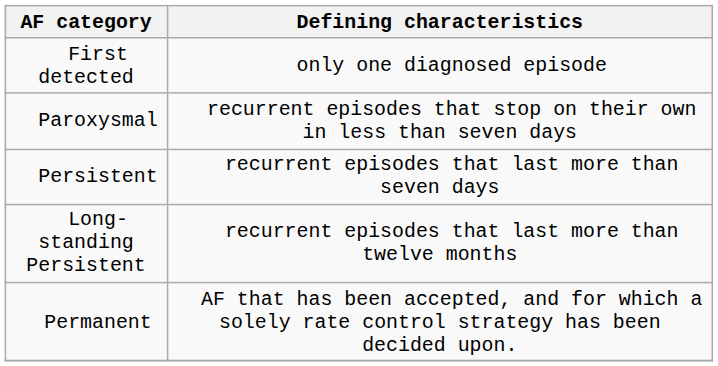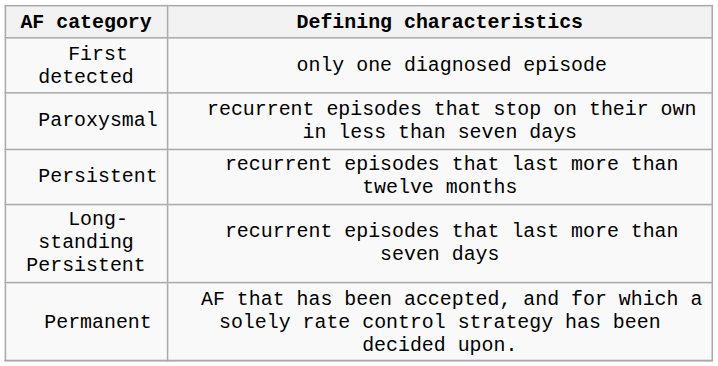(440, 176) recurrent episodes that last more than seven days -> (440, 176) recurrent episodes that last more than twelve months
(440, 243) recurrent episodes that last more than twelve months -> (440, 243) recurrent episodes that last more than seven days
